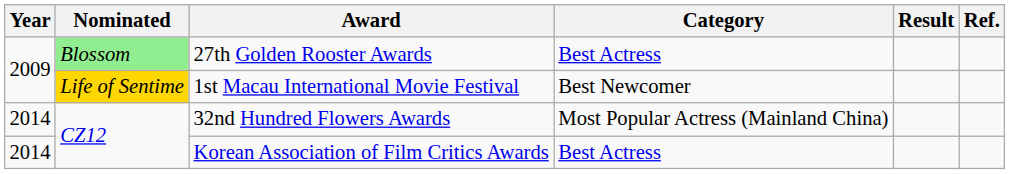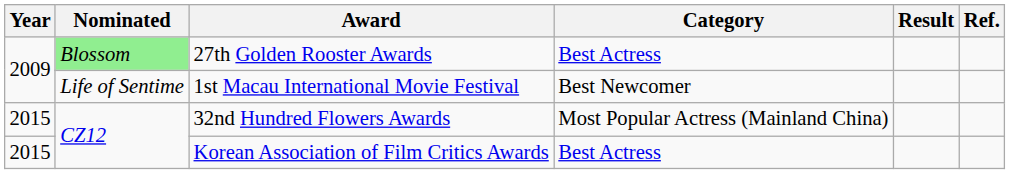(122, 86) gold background -> (122, 86) no background
(30, 119) 2014 -> (30, 119) 2015
(30, 151) 2014 -> (30, 151) 2015
